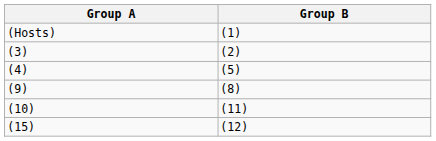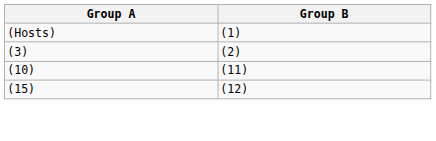- row: (18, 70)
- row: (18, 89)
